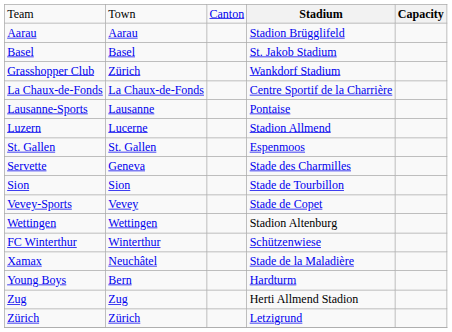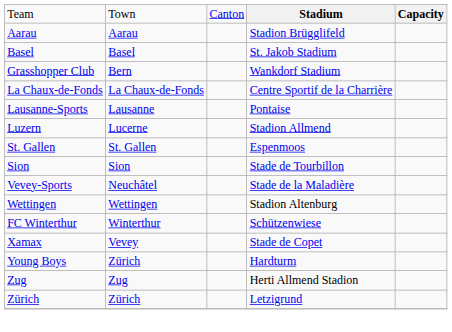(124, 71) Zürich -> (120, 71) Bern
- row: (27, 166)
(123, 204) Vevey -> (133, 185) Neuchâtel
(286, 204) Stade de Copet -> (302, 185) Stade de la Maladière
(133, 261) Neuchâtel -> (123, 242) Vevey
(302, 261) Stade de la Maladière -> (286, 242) Stade de Copet
(120, 280) Bern -> (124, 261) Zürich
